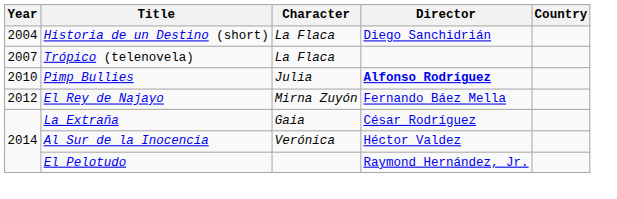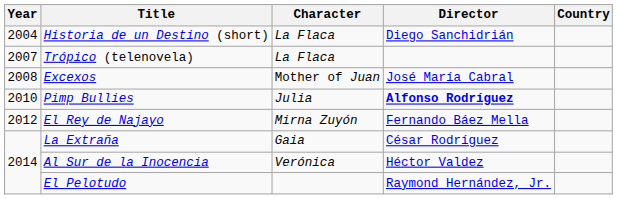+ row: (70, 78)
